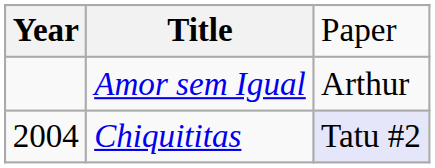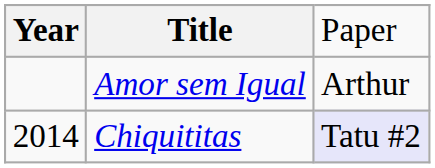(46, 135) 2004 -> (46, 135) 2014
